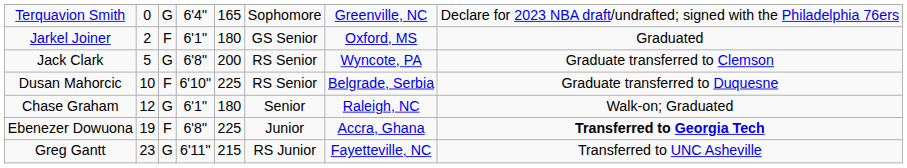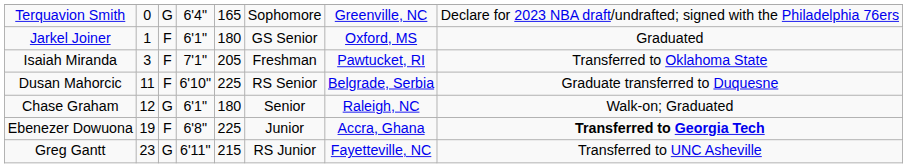(147, 38) 2 -> (147, 38) 1
+ row: (70, 60)
- row: (70, 60)
(147, 83) 10 -> (147, 83) 11
